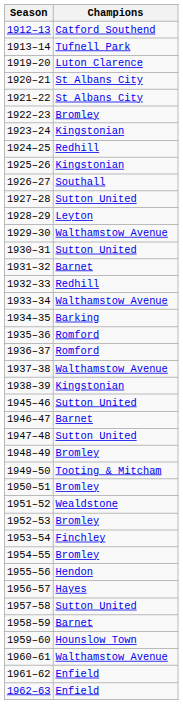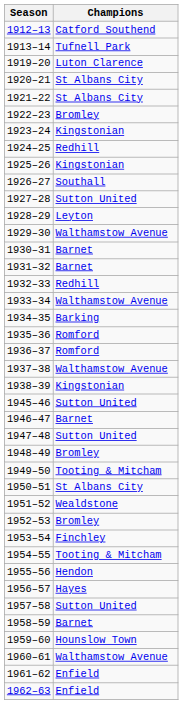(96, 250) Sutton United -> (74, 250) Barnet
(77, 487) Bromley -> (99, 487) St Albans City
(77, 555) Bromley -> (109, 555) Tooting & Mitcham
